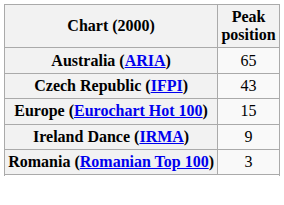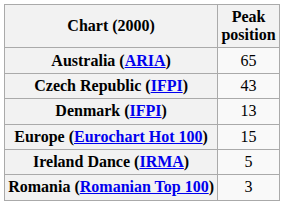+ row: (111, 111)
(249, 136) 9 -> (249, 162) 5
